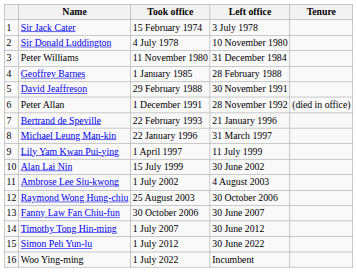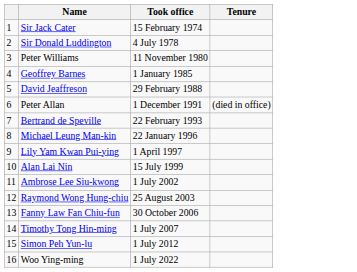- column: (250, 12)
